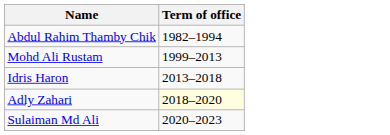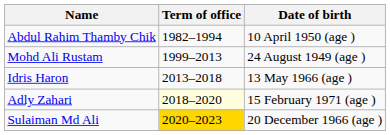+ column: (315, 15)
(192, 120) no background -> (192, 120) gold background
